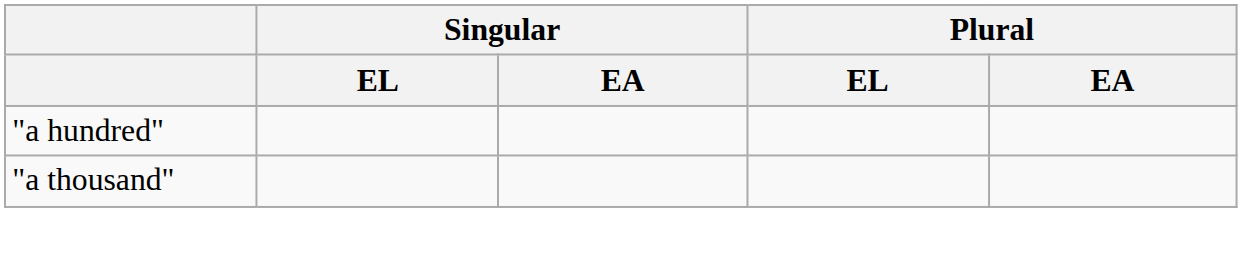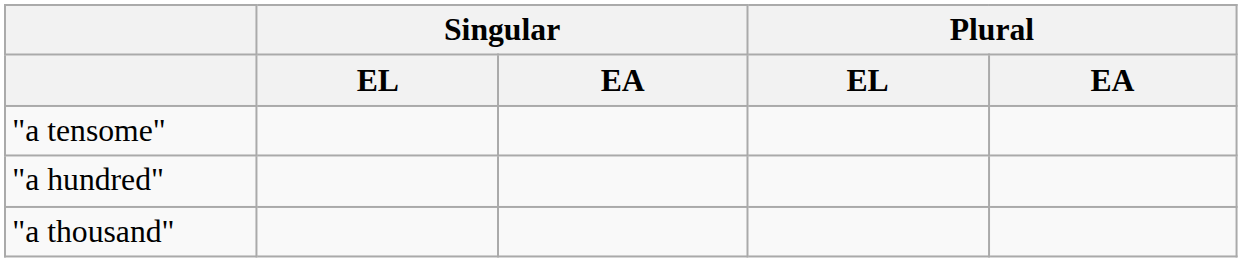+ row: (89, 130)
